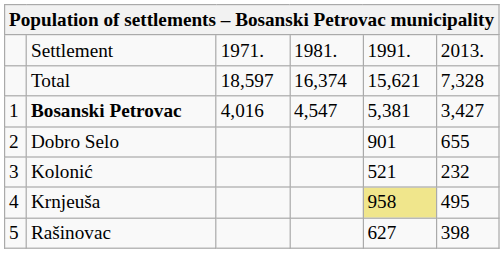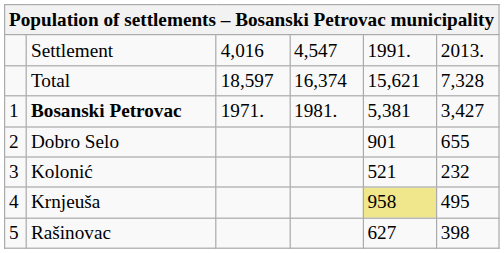(242, 50) 1971. -> (242, 50) 4,016
(316, 50) 1981. -> (316, 50) 4,547
(242, 111) 4,016 -> (242, 111) 1971.
(316, 111) 4,547 -> (316, 111) 1981.
